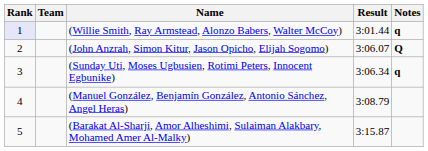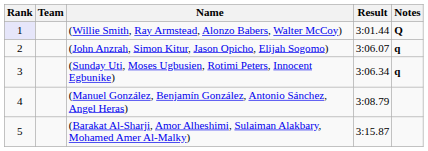(397, 30) q -> (399, 30) Q
(399, 48) Q -> (397, 48) q
